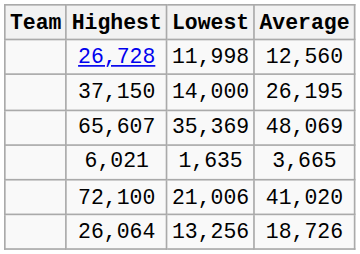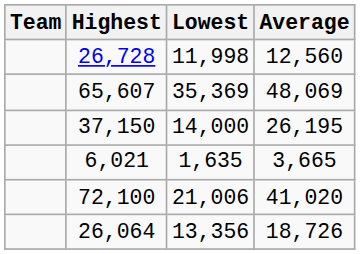rows swapped: (117, 92) <-> (117, 127)
(211, 232) 13,256 -> (211, 232) 13,356
